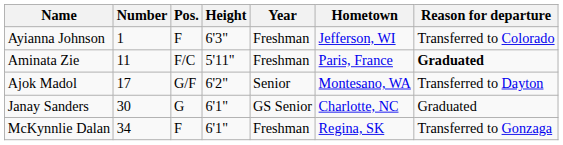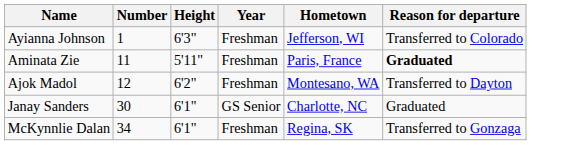- column: (186, 15)
(124, 83) 17 -> (124, 83) 12
(272, 83) Senior -> (250, 83) Freshman
